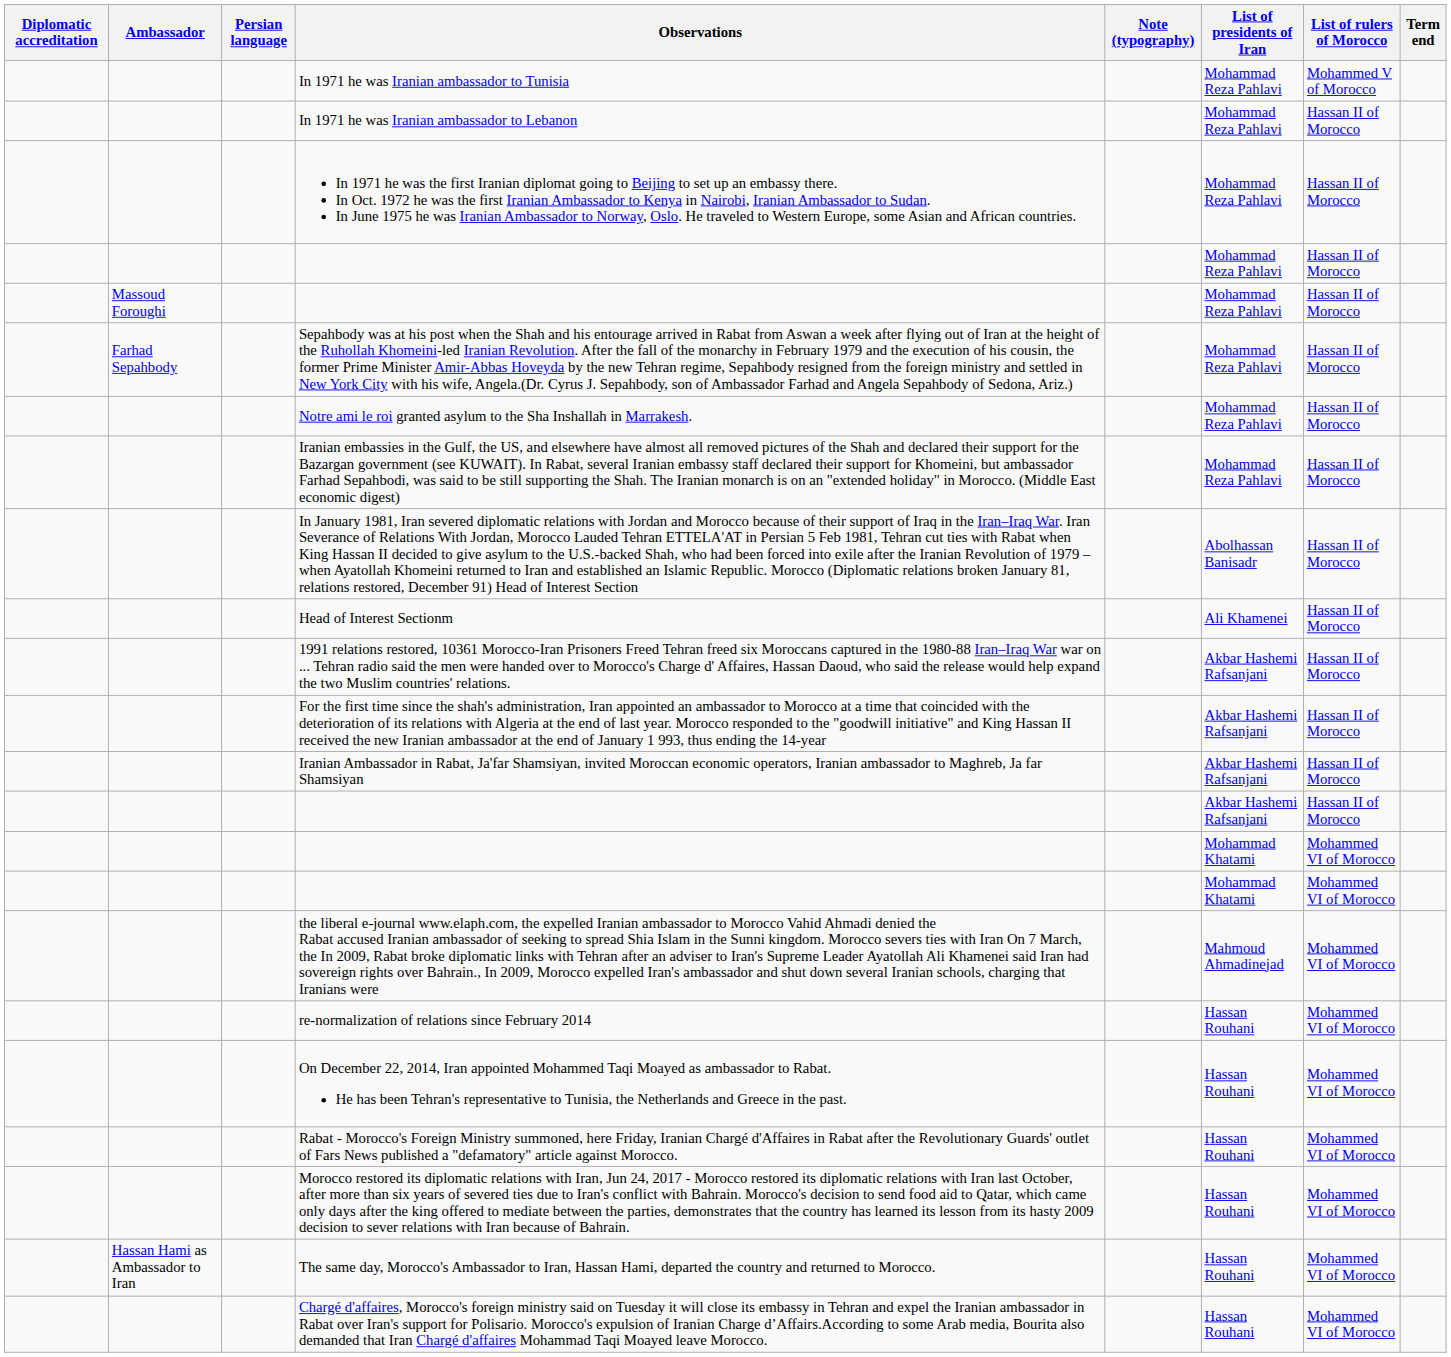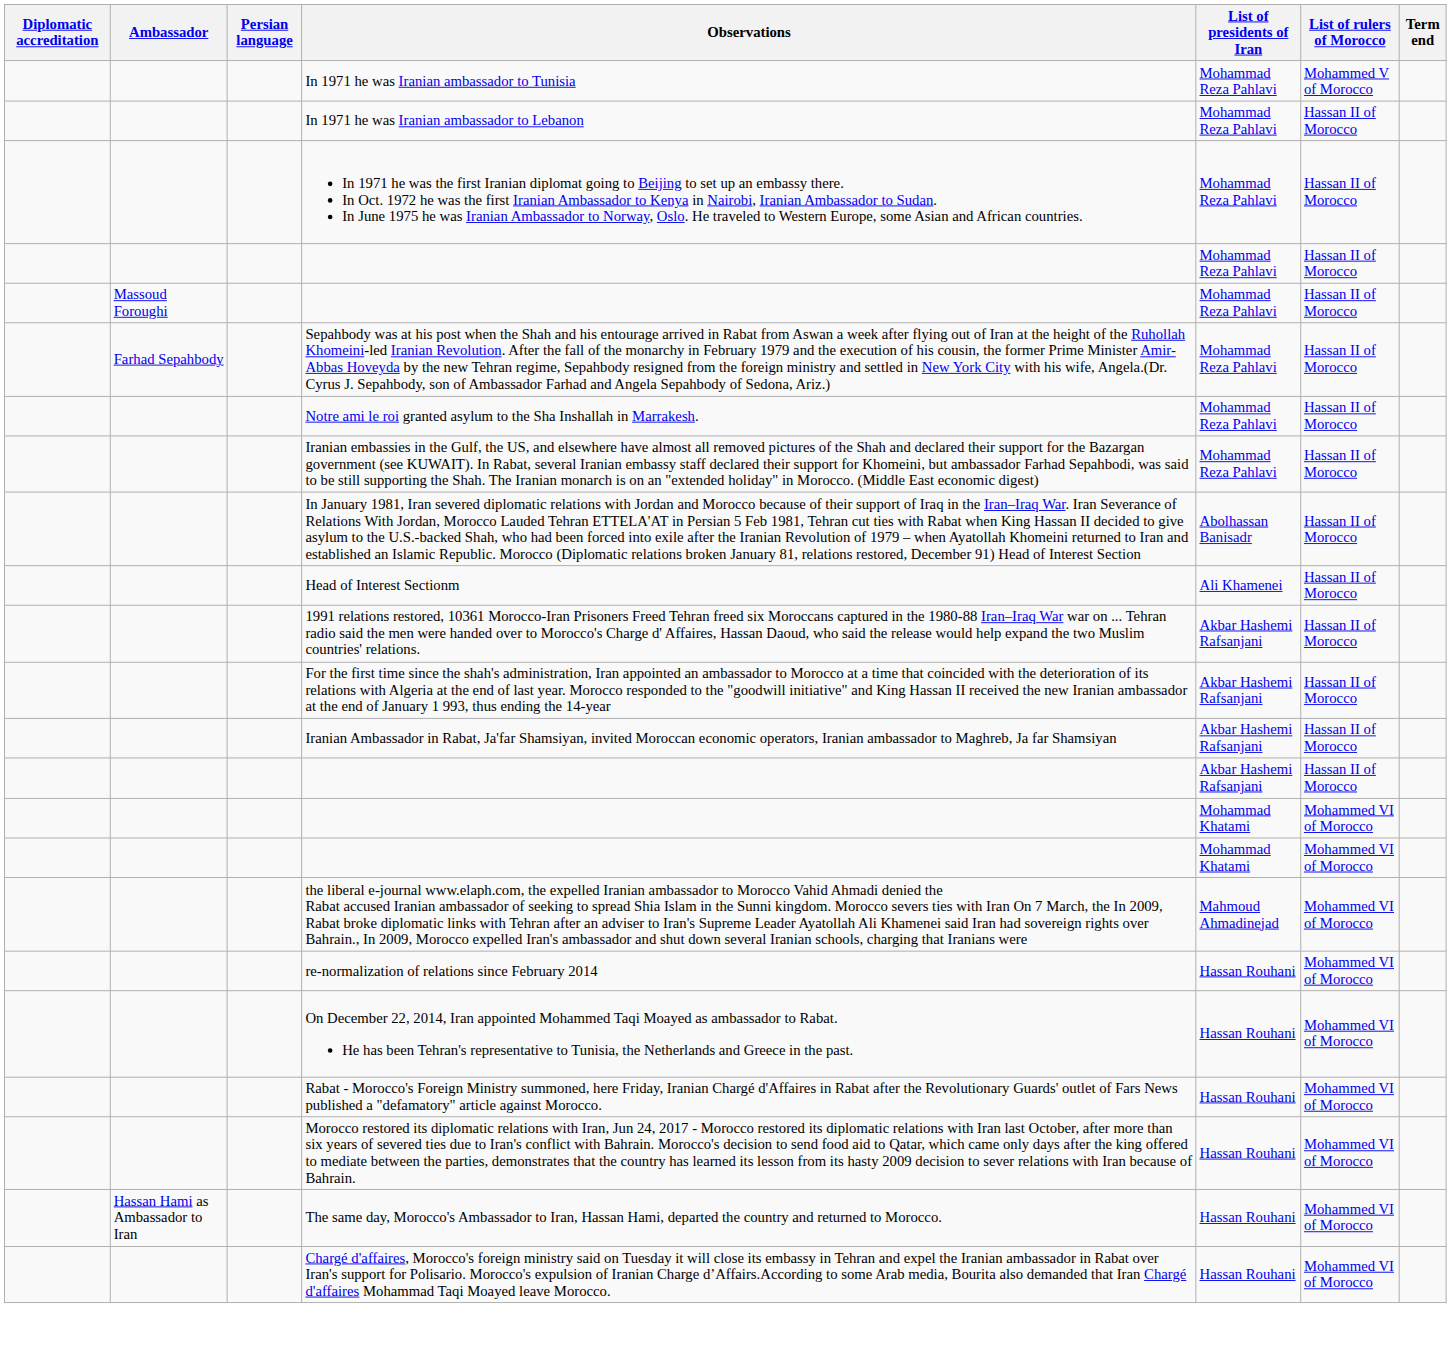- column: (1153, 32)
